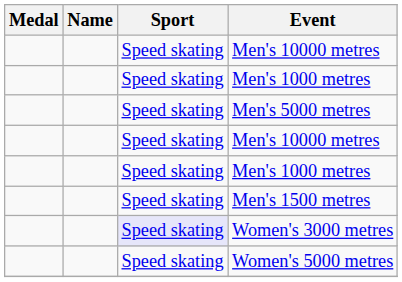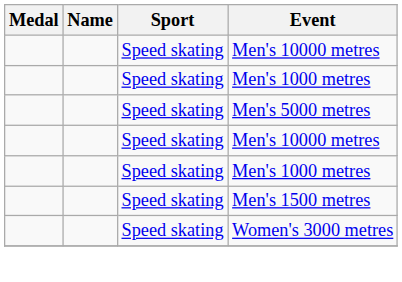(173, 231) lavender background -> (173, 231) no background
- row: (34, 261)
